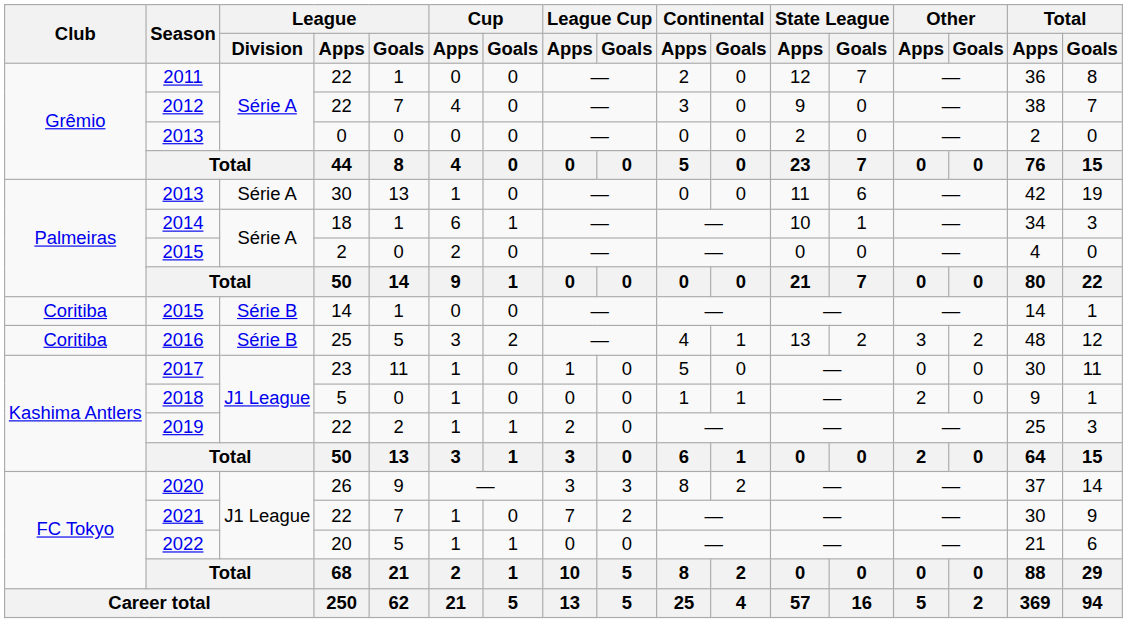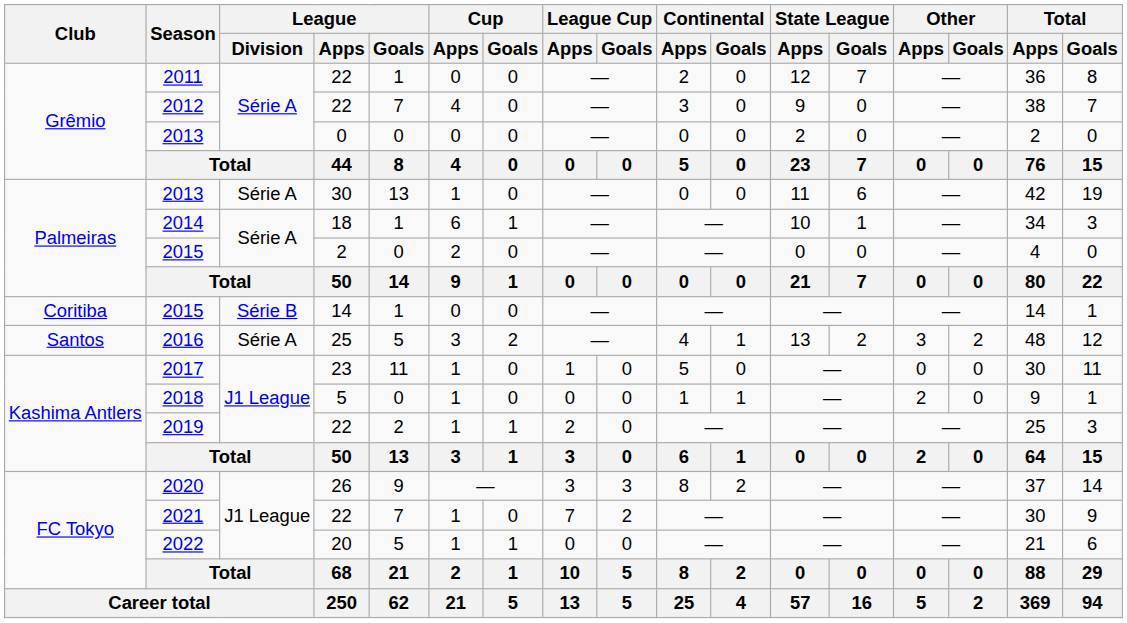(75, 340) Coritiba -> (75, 340) Santos
(267, 340) Série B -> (267, 340) Série A
